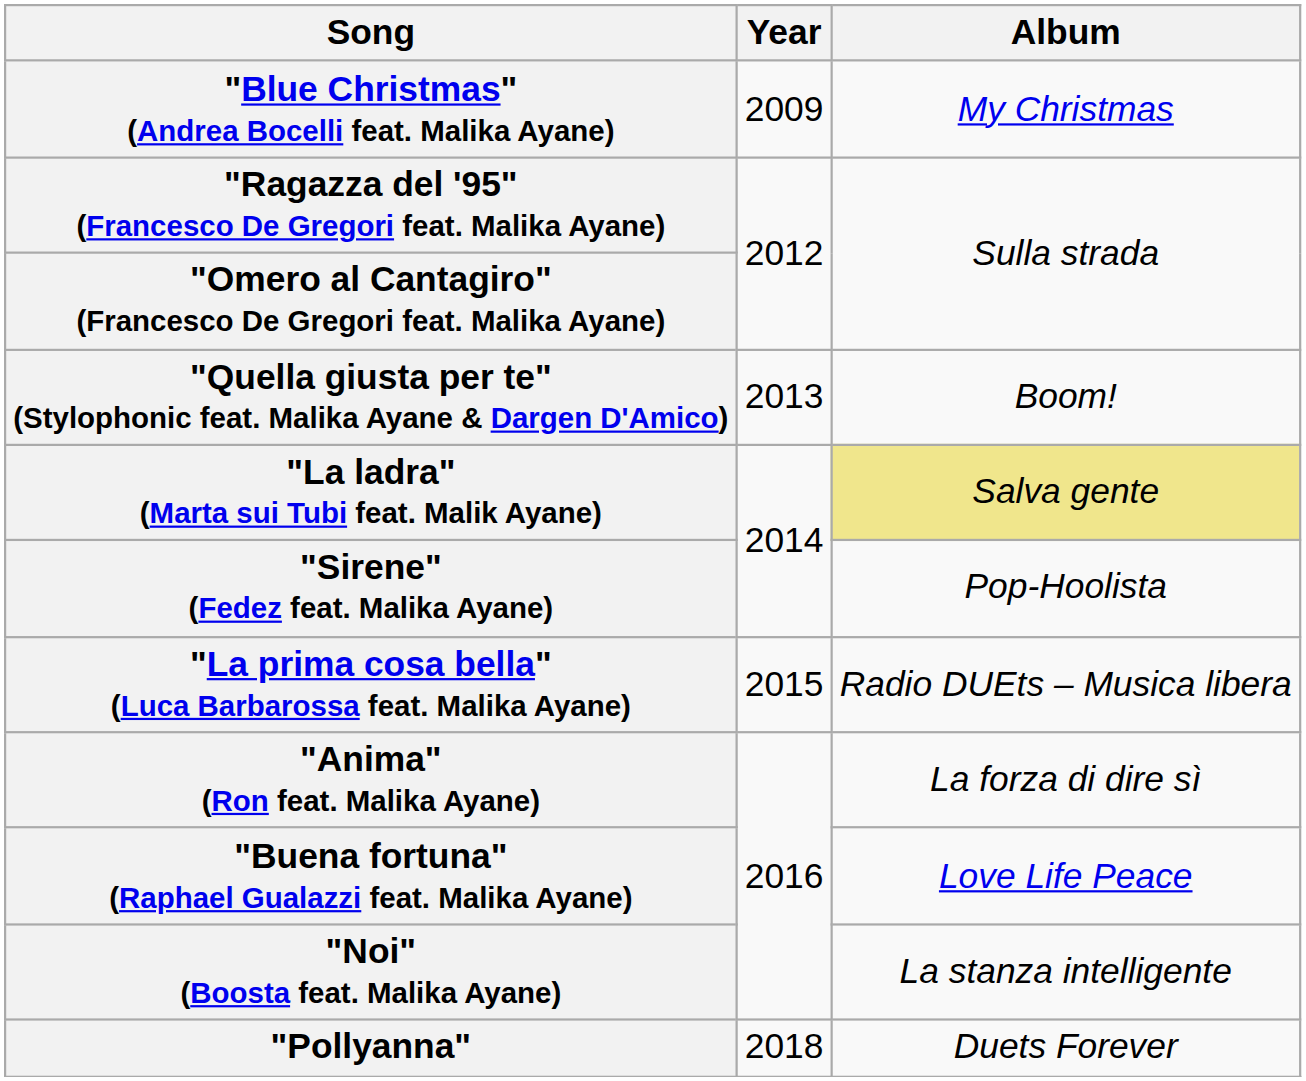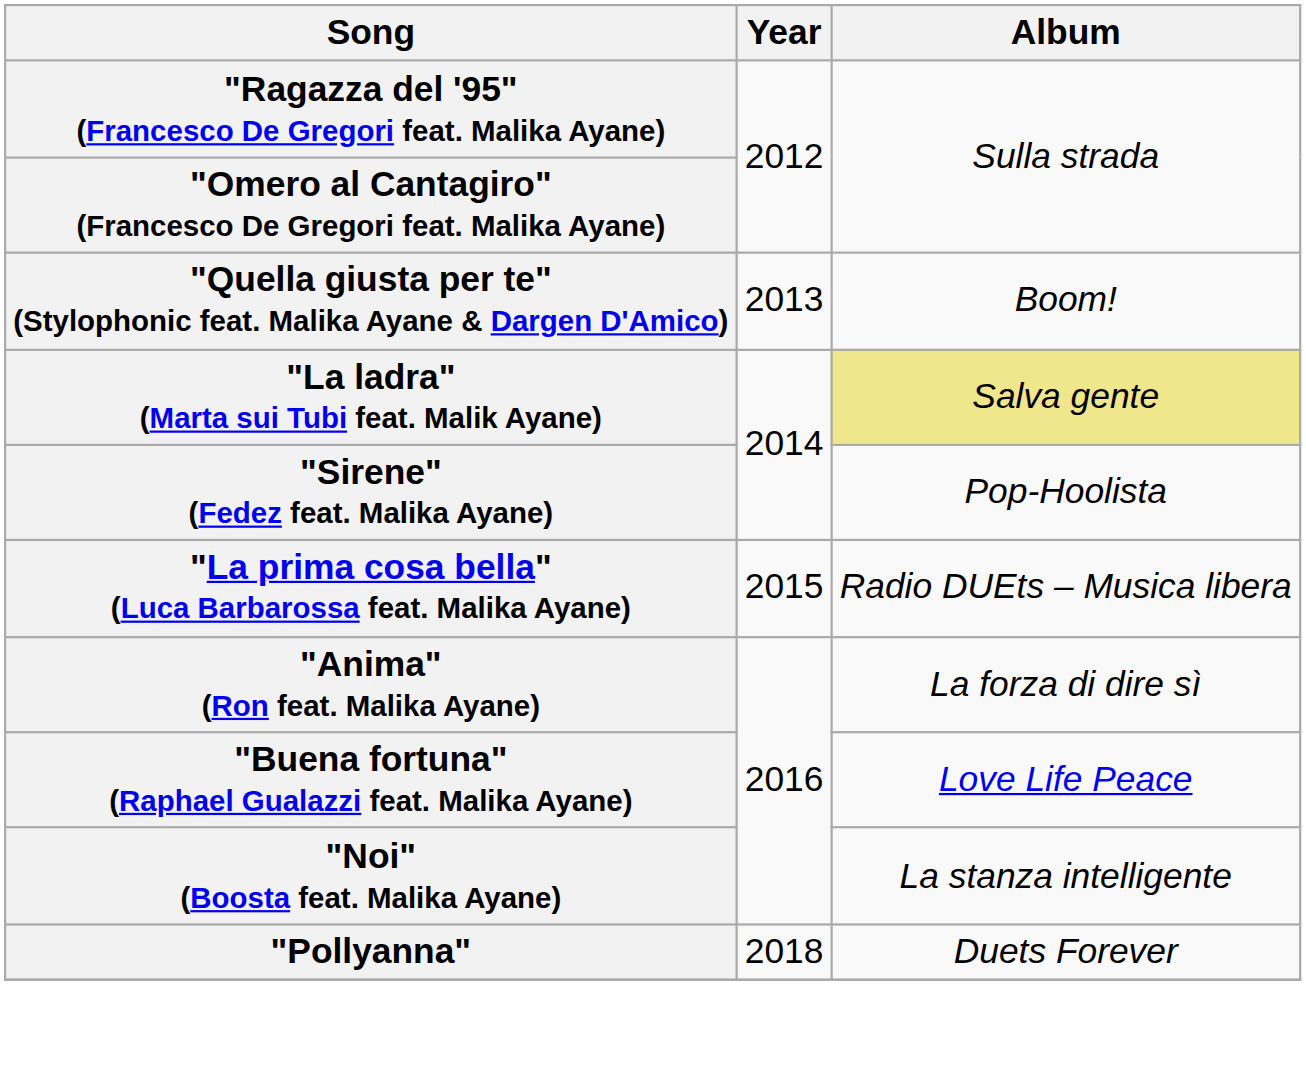- row: (371, 108)
